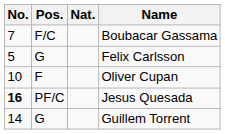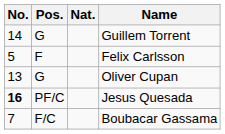rows swapped: (146, 118) <-> (159, 35)
(40, 56) G -> (39, 56) F
(15, 77) 10 -> (15, 77) 13
(39, 77) F -> (40, 77) G
